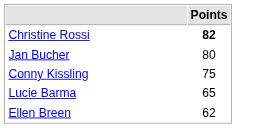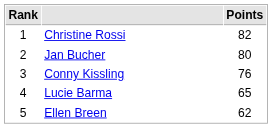+ column: (23, 15)
(209, 35) bold -> (245, 35) normal
(209, 74) 75 -> (245, 74) 76
